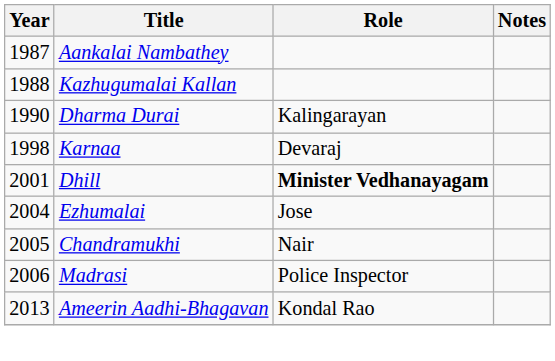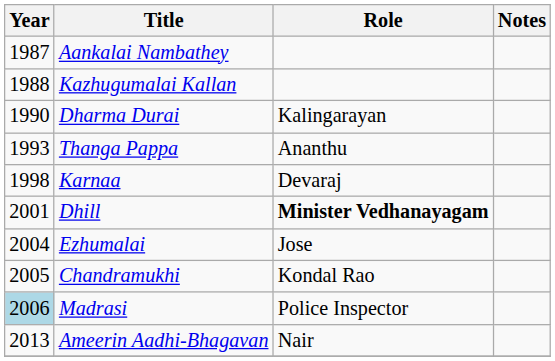+ row: (119, 148)
(296, 244) Nair -> (326, 276) Kondal Rao
(29, 276) no background -> (29, 308) lightblue background
(326, 308) Kondal Rao -> (296, 340) Nair
